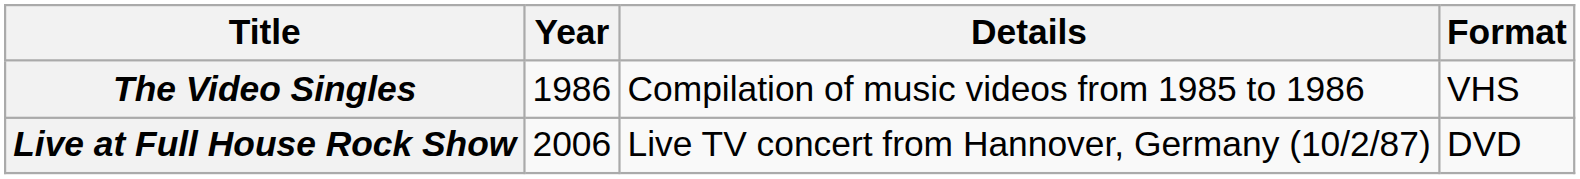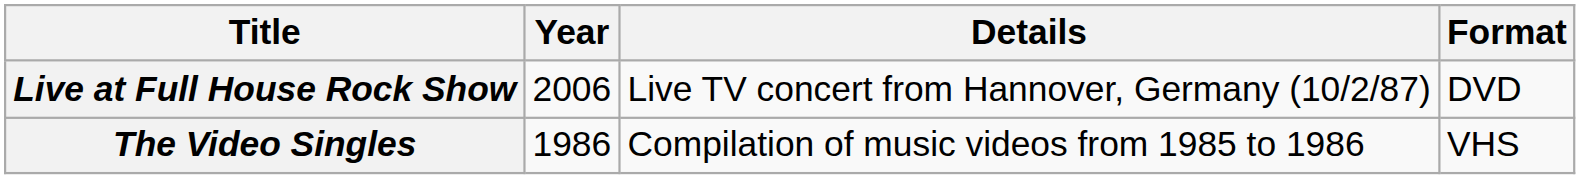rows swapped: (265, 88) <-> (265, 144)
